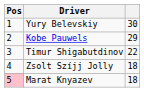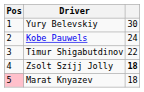(133, 39) 29 -> (133, 39) 24
(133, 67) normal -> (133, 67) bold
